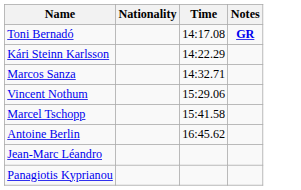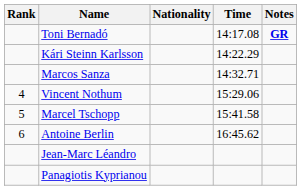+ column: (21, 14)
